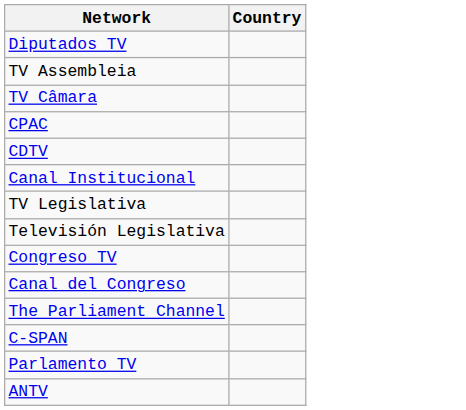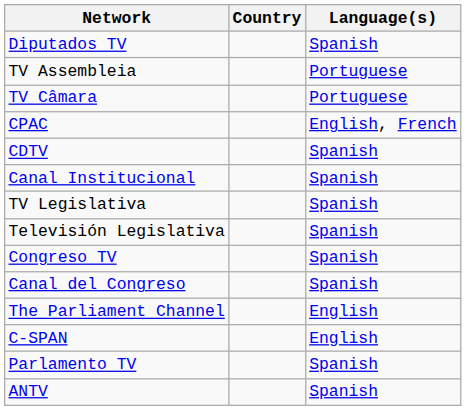+ column: (383, 18)
